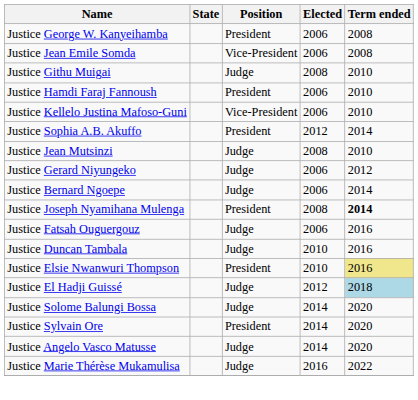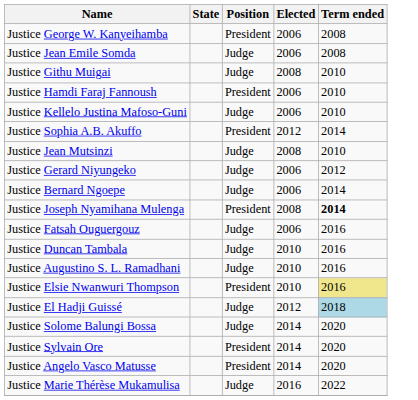(261, 53) Vice-President -> (239, 53) Judge
(261, 111) Vice-President -> (239, 111) Judge
+ row: (94, 268)
(239, 346) Judge -> (248, 365) President
